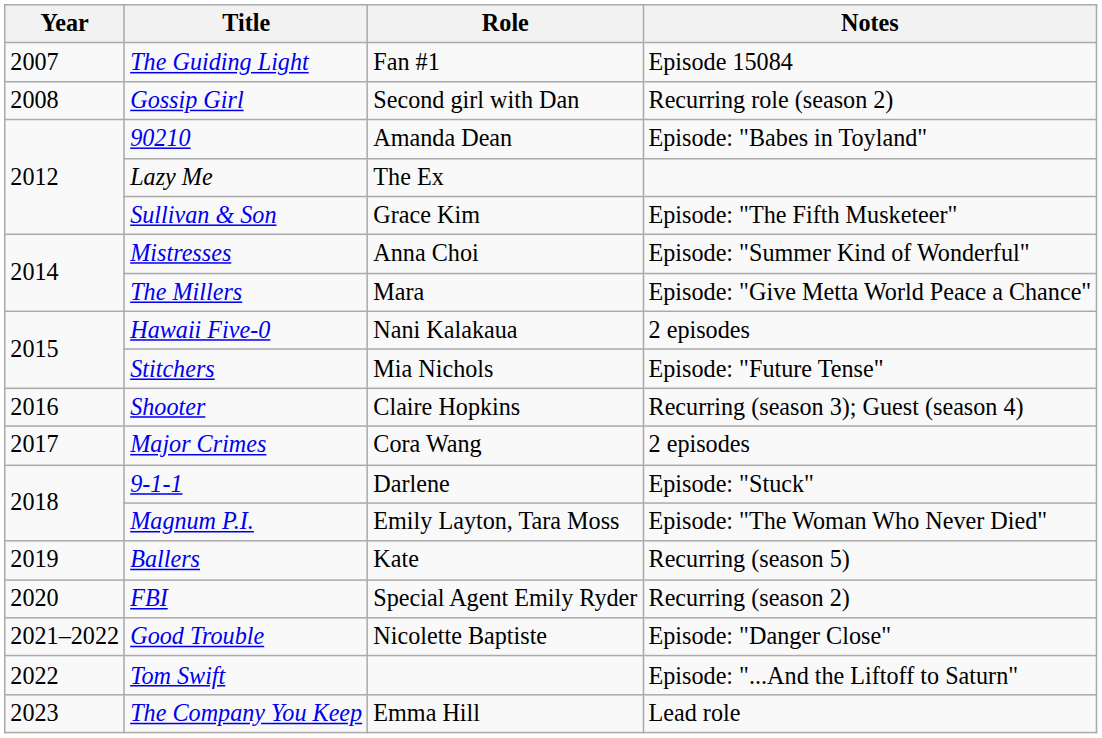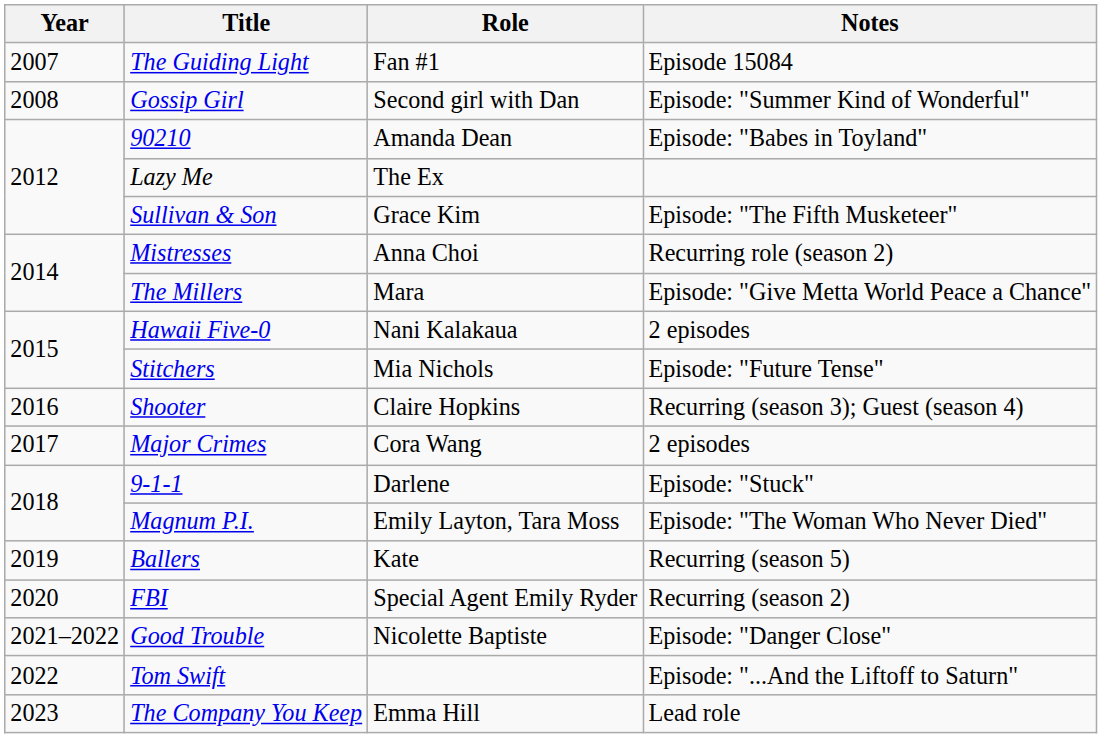(771, 100) Recurring role (season 2) -> (839, 100) Episode: "Summer Kind of Wonderful"
(839, 253) Episode: "Summer Kind of Wonderful" -> (771, 253) Recurring role (season 2)
